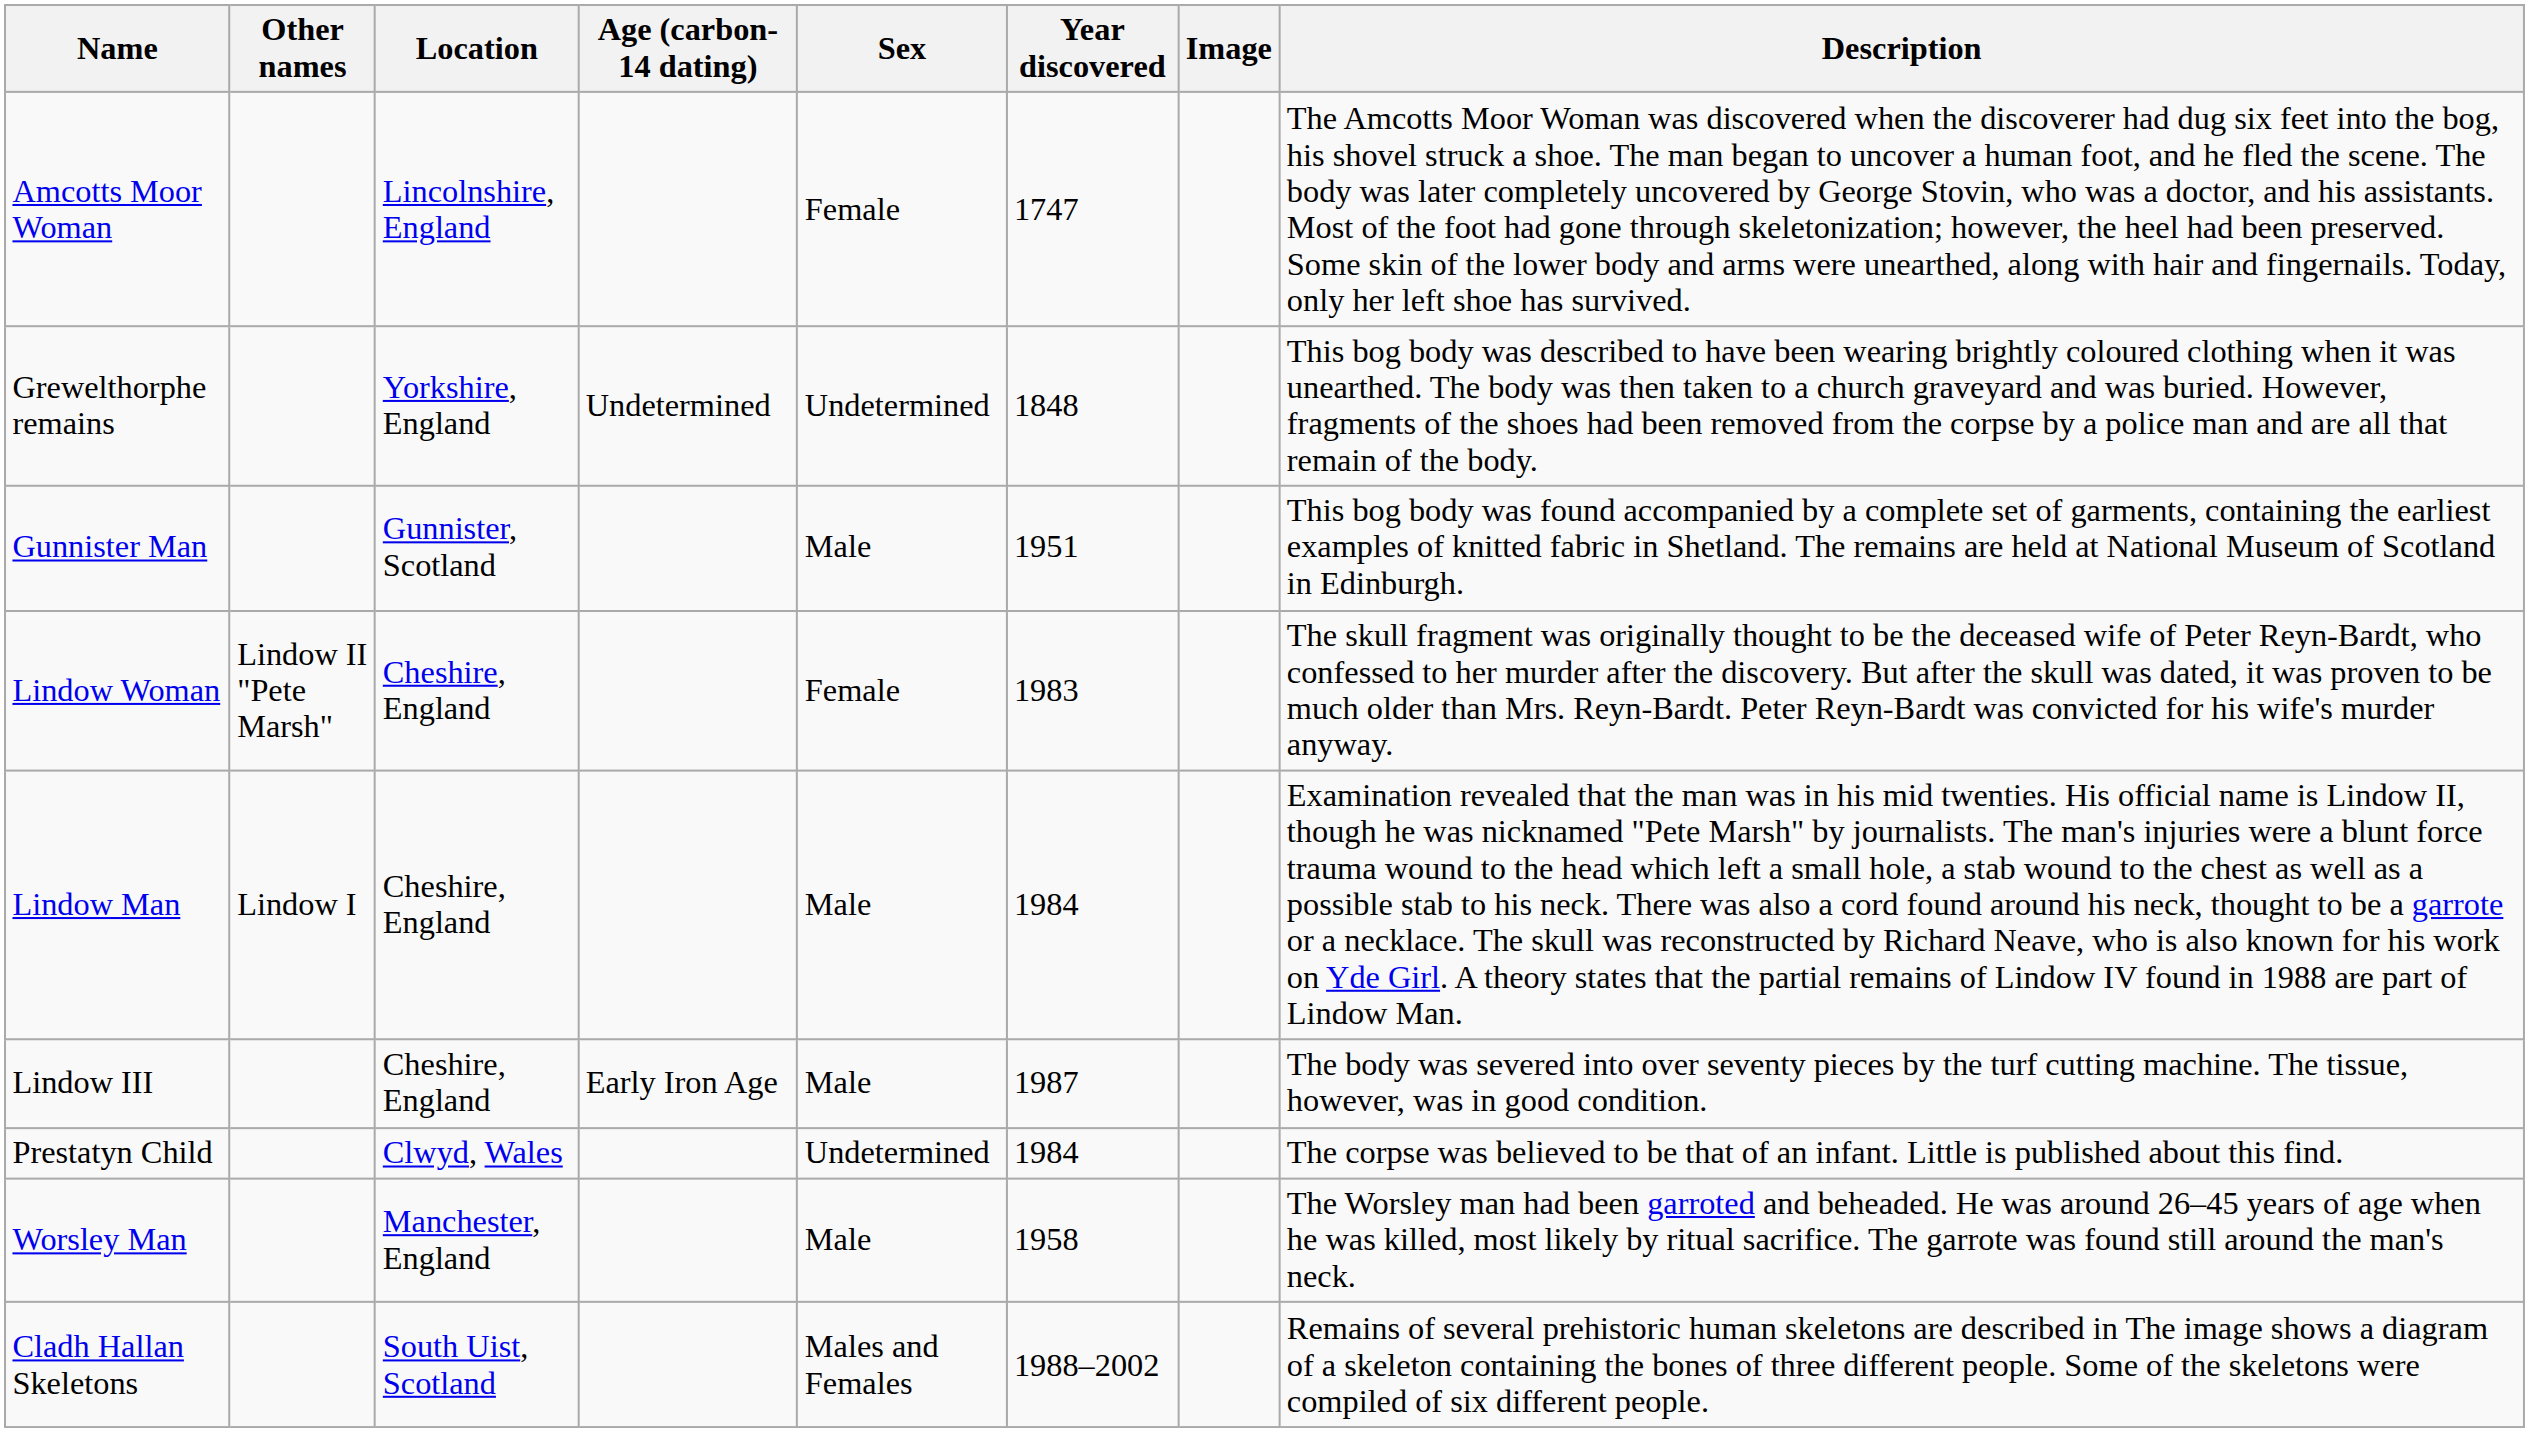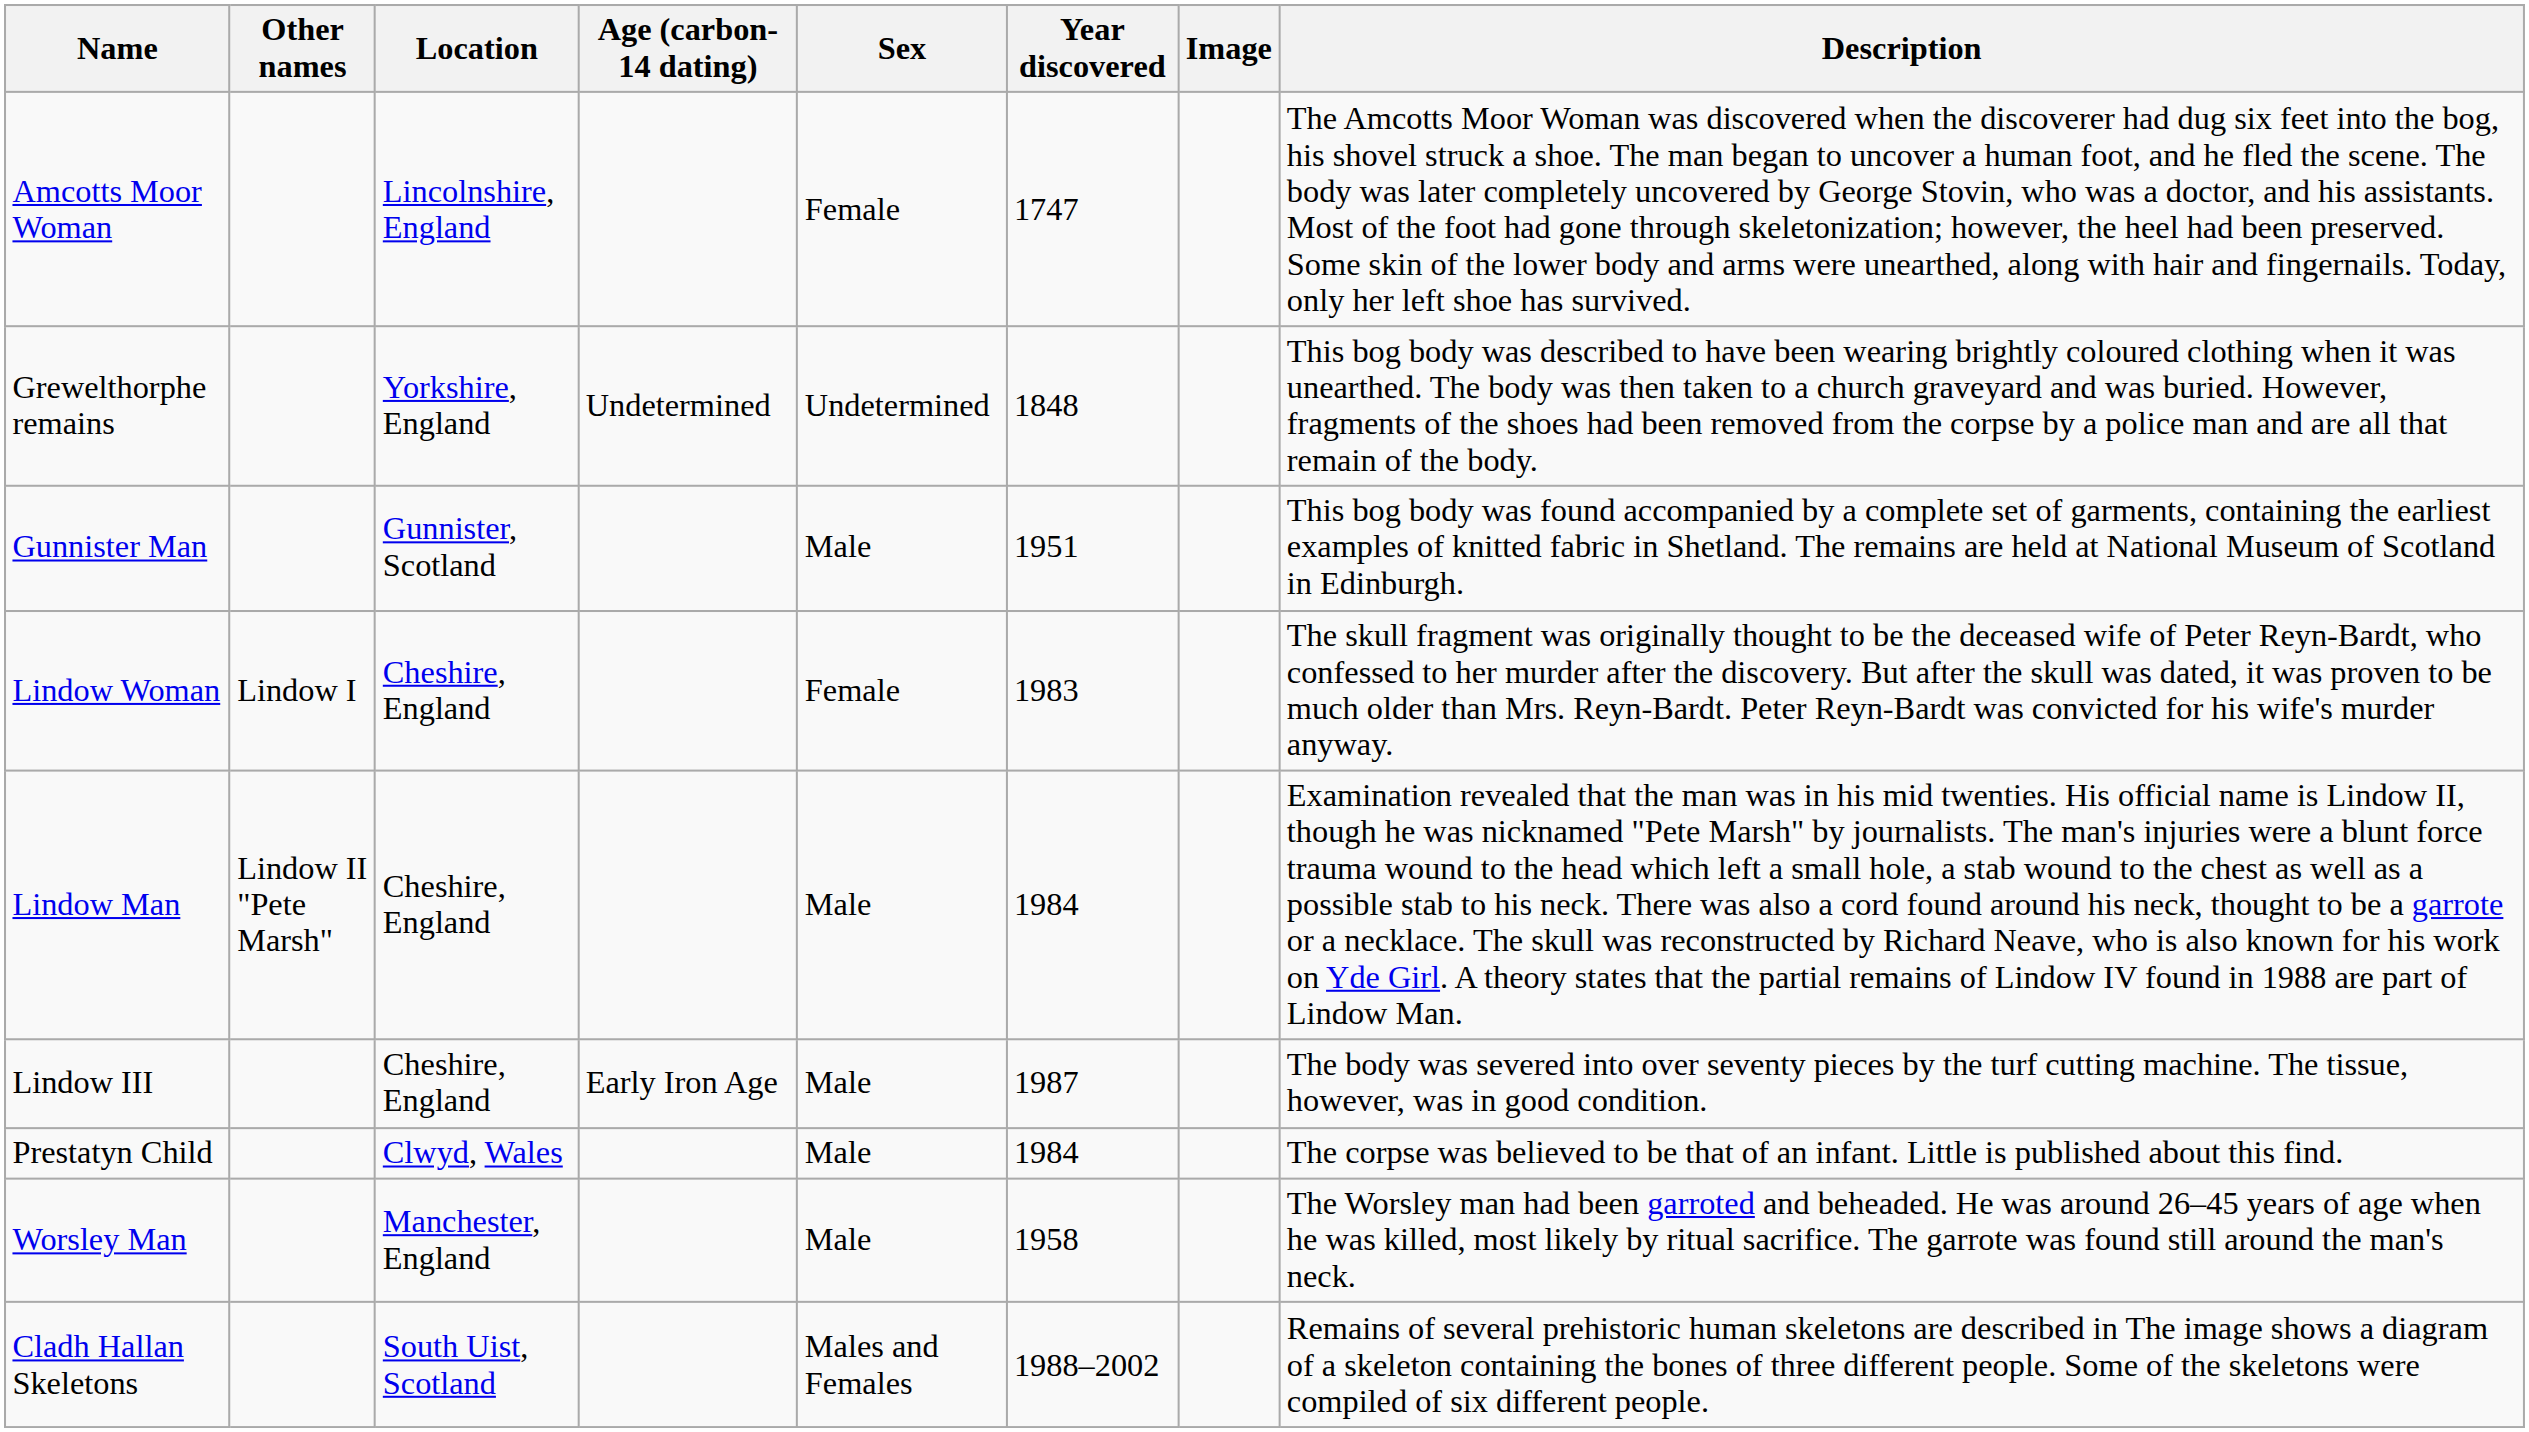(302, 689) Lindow II "Pete Marsh" -> (297, 689) Lindow I
(297, 904) Lindow I -> (302, 904) Lindow II "Pete Marsh"
(897, 1152) Undetermined -> (838, 1152) Male
